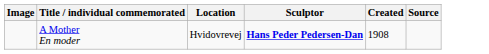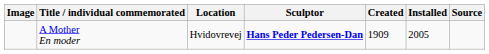+ column: (428, 12)
(378, 35) 1908 -> (378, 35) 1909
